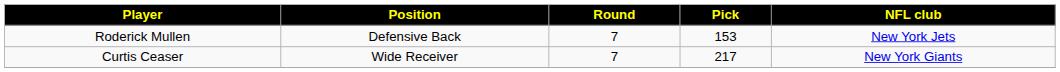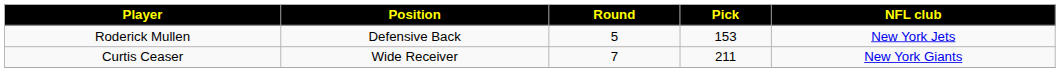(614, 36) 7 -> (614, 36) 5
(726, 57) 217 -> (726, 57) 211
